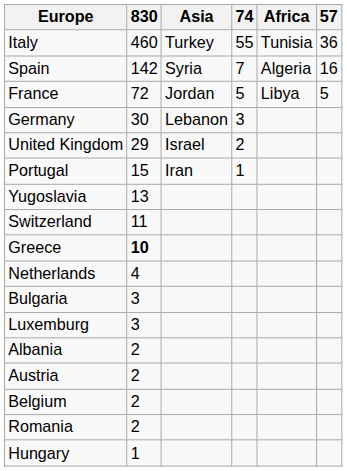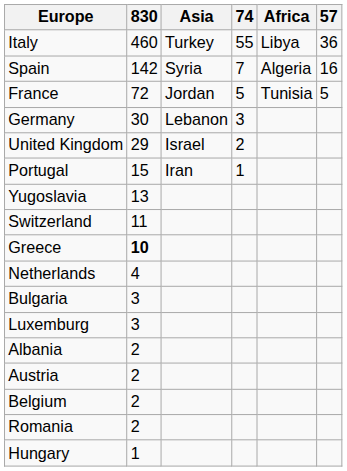(287, 42) Tunisia -> (280, 42) Libya
(280, 94) Libya -> (287, 94) Tunisia
